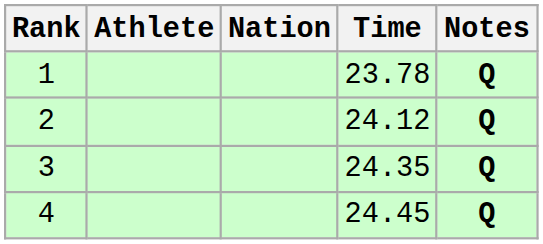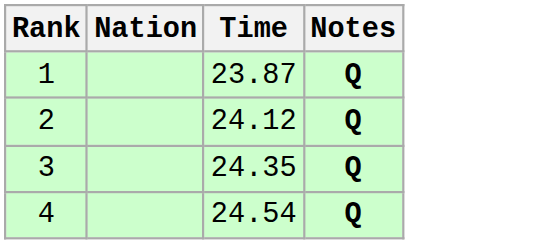- column: (154, 28)
(387, 75) 23.78 -> (254, 75) 23.87
(387, 215) 24.45 -> (254, 215) 24.54
